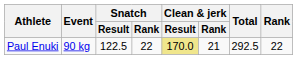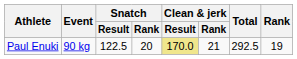(147, 46) 22 -> (147, 46) 20
(277, 46) 22 -> (277, 46) 19
